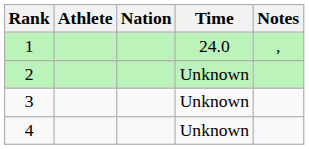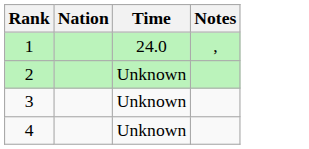- column: (85, 18)
